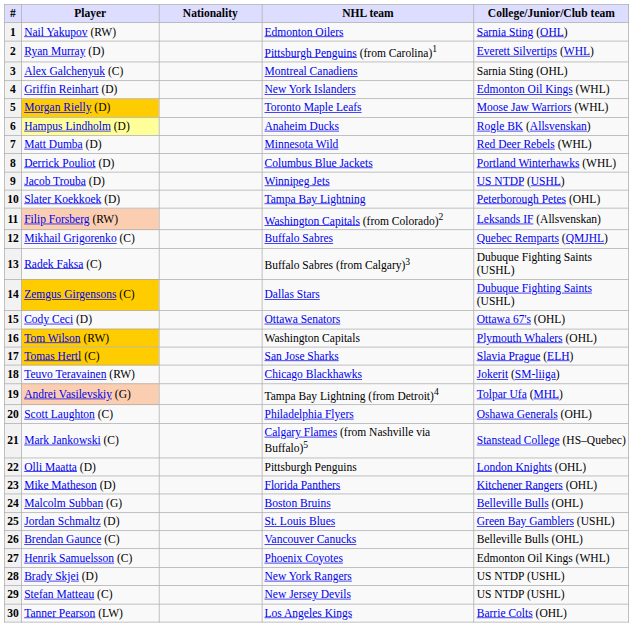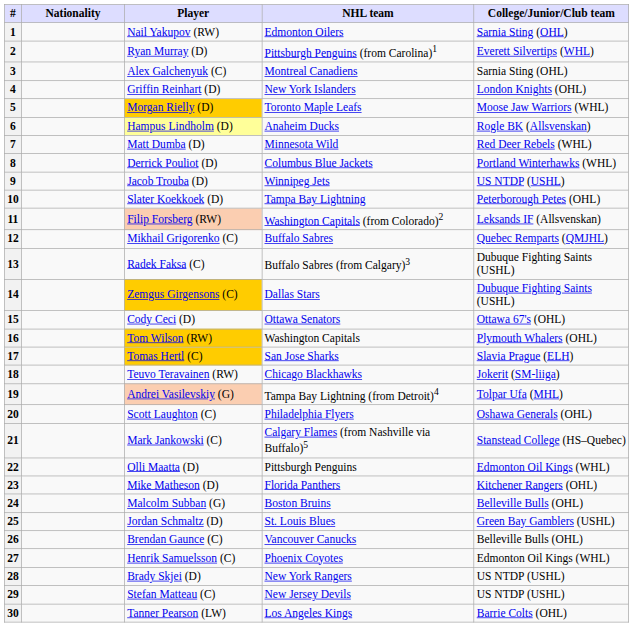columns swapped: (90, 13) <-> (210, 13)
(543, 89) Edmonton Oil Kings (WHL) -> (531, 89) London Knights (OHL)
(531, 466) London Knights (OHL) -> (543, 466) Edmonton Oil Kings (WHL)
